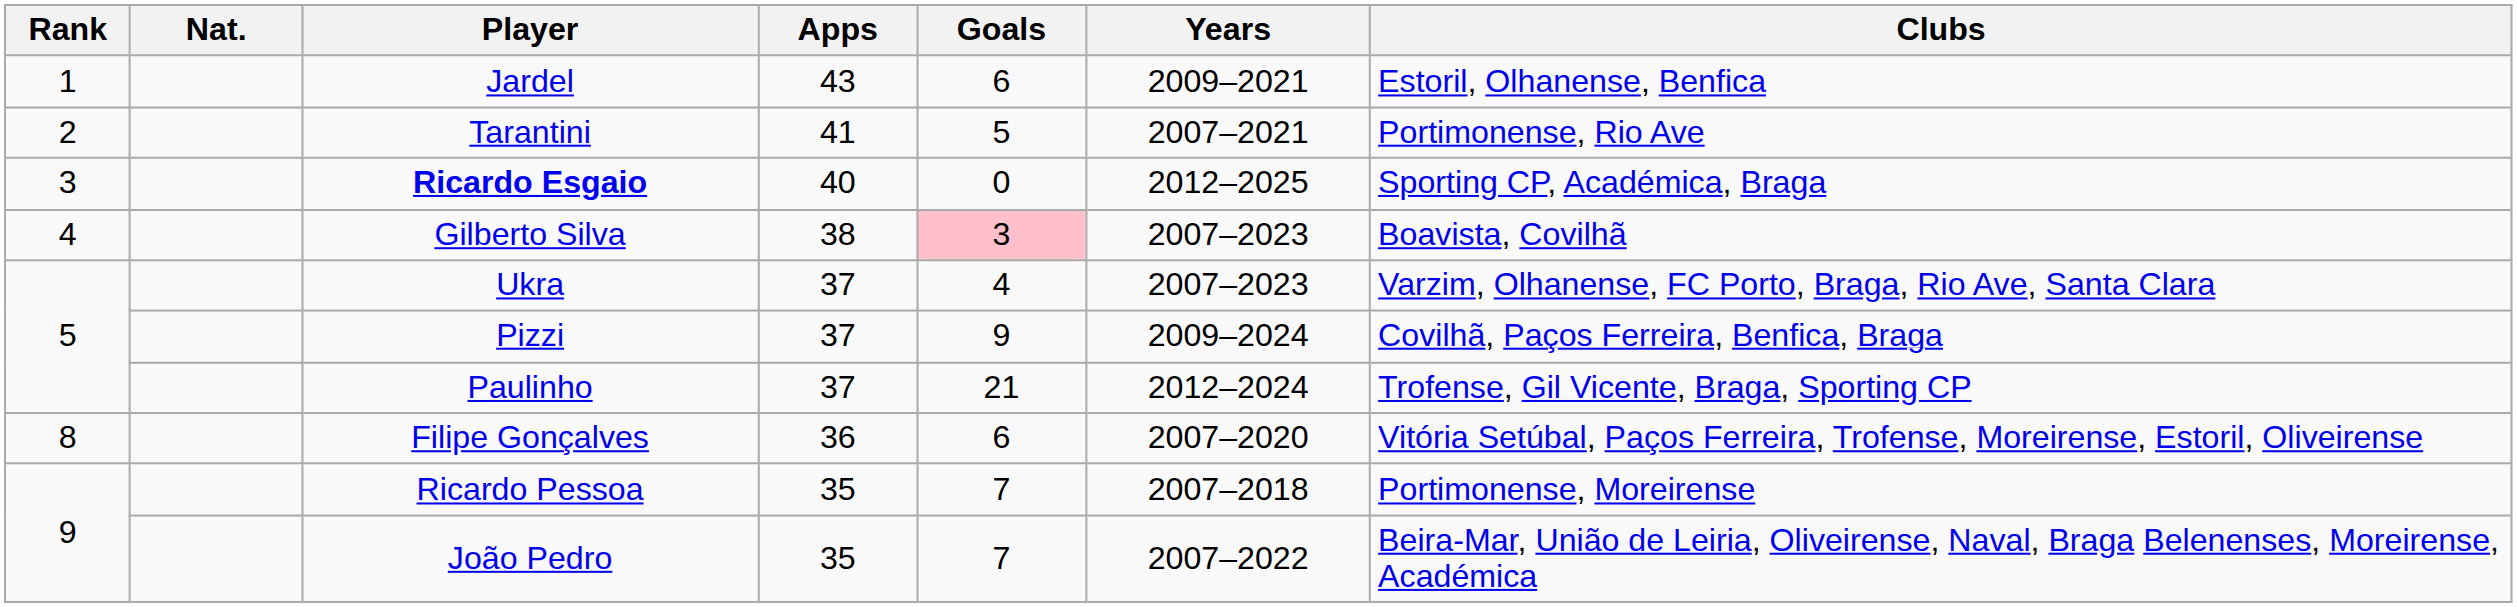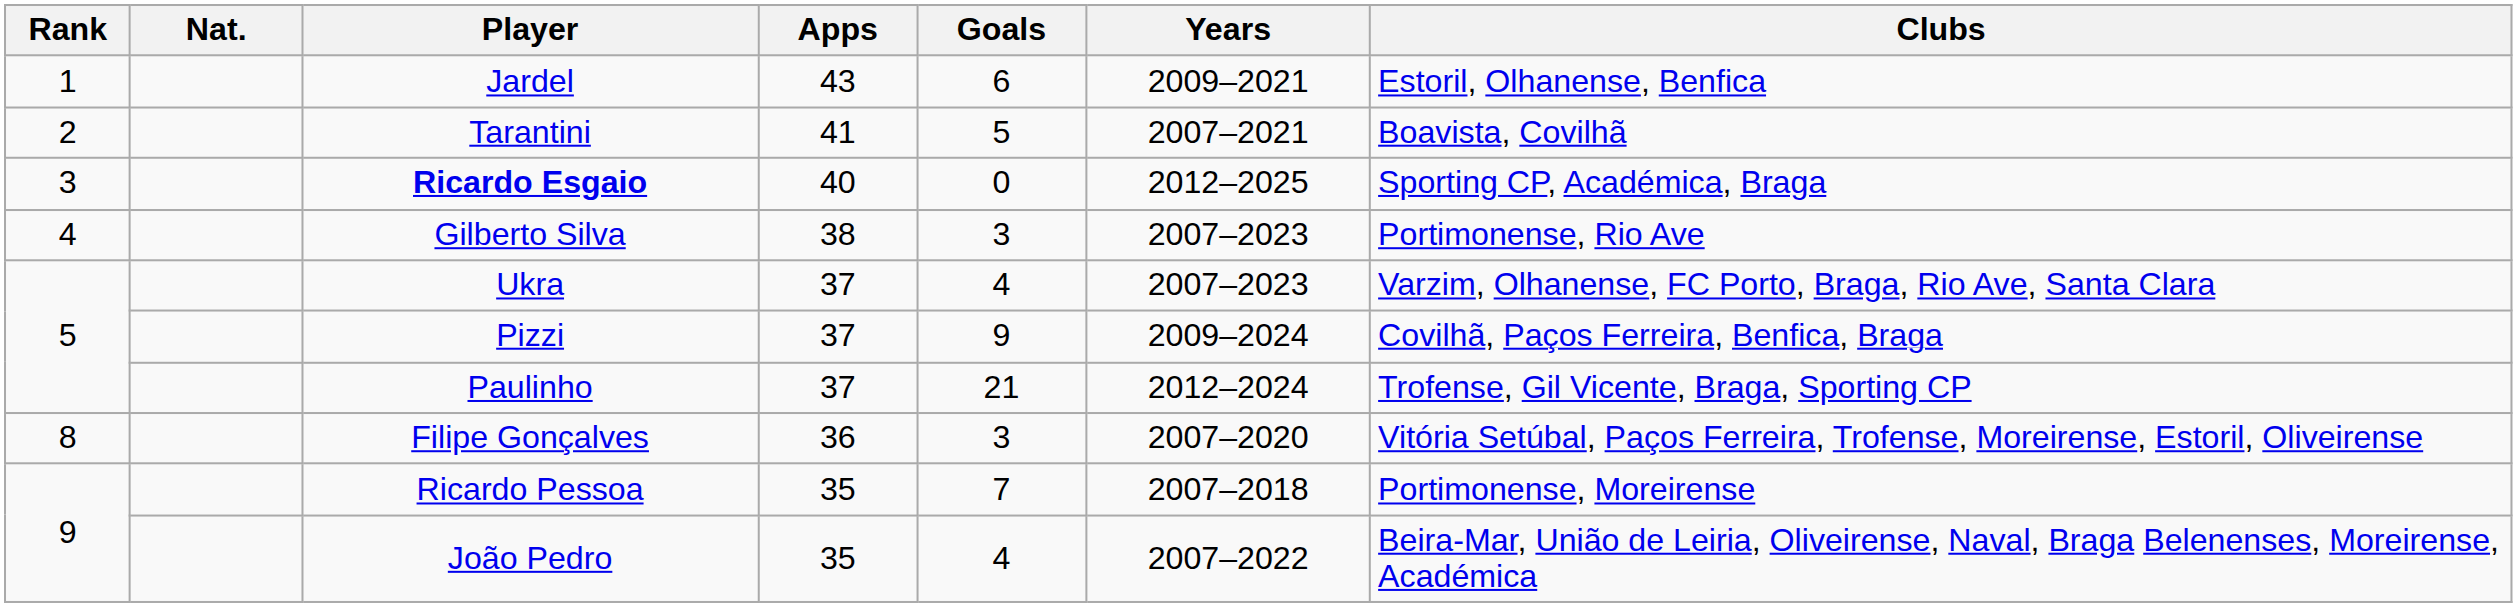(1541, 132) Portimonense, Rio Ave -> (1502, 132) Boavista, Covilhã
(1001, 234) pink background -> (1001, 234) no background
(1502, 234) Boavista, Covilhã -> (1541, 234) Portimonense, Rio Ave
(1001, 438) 6 -> (1001, 438) 3
(1001, 558) 7 -> (1001, 558) 4
